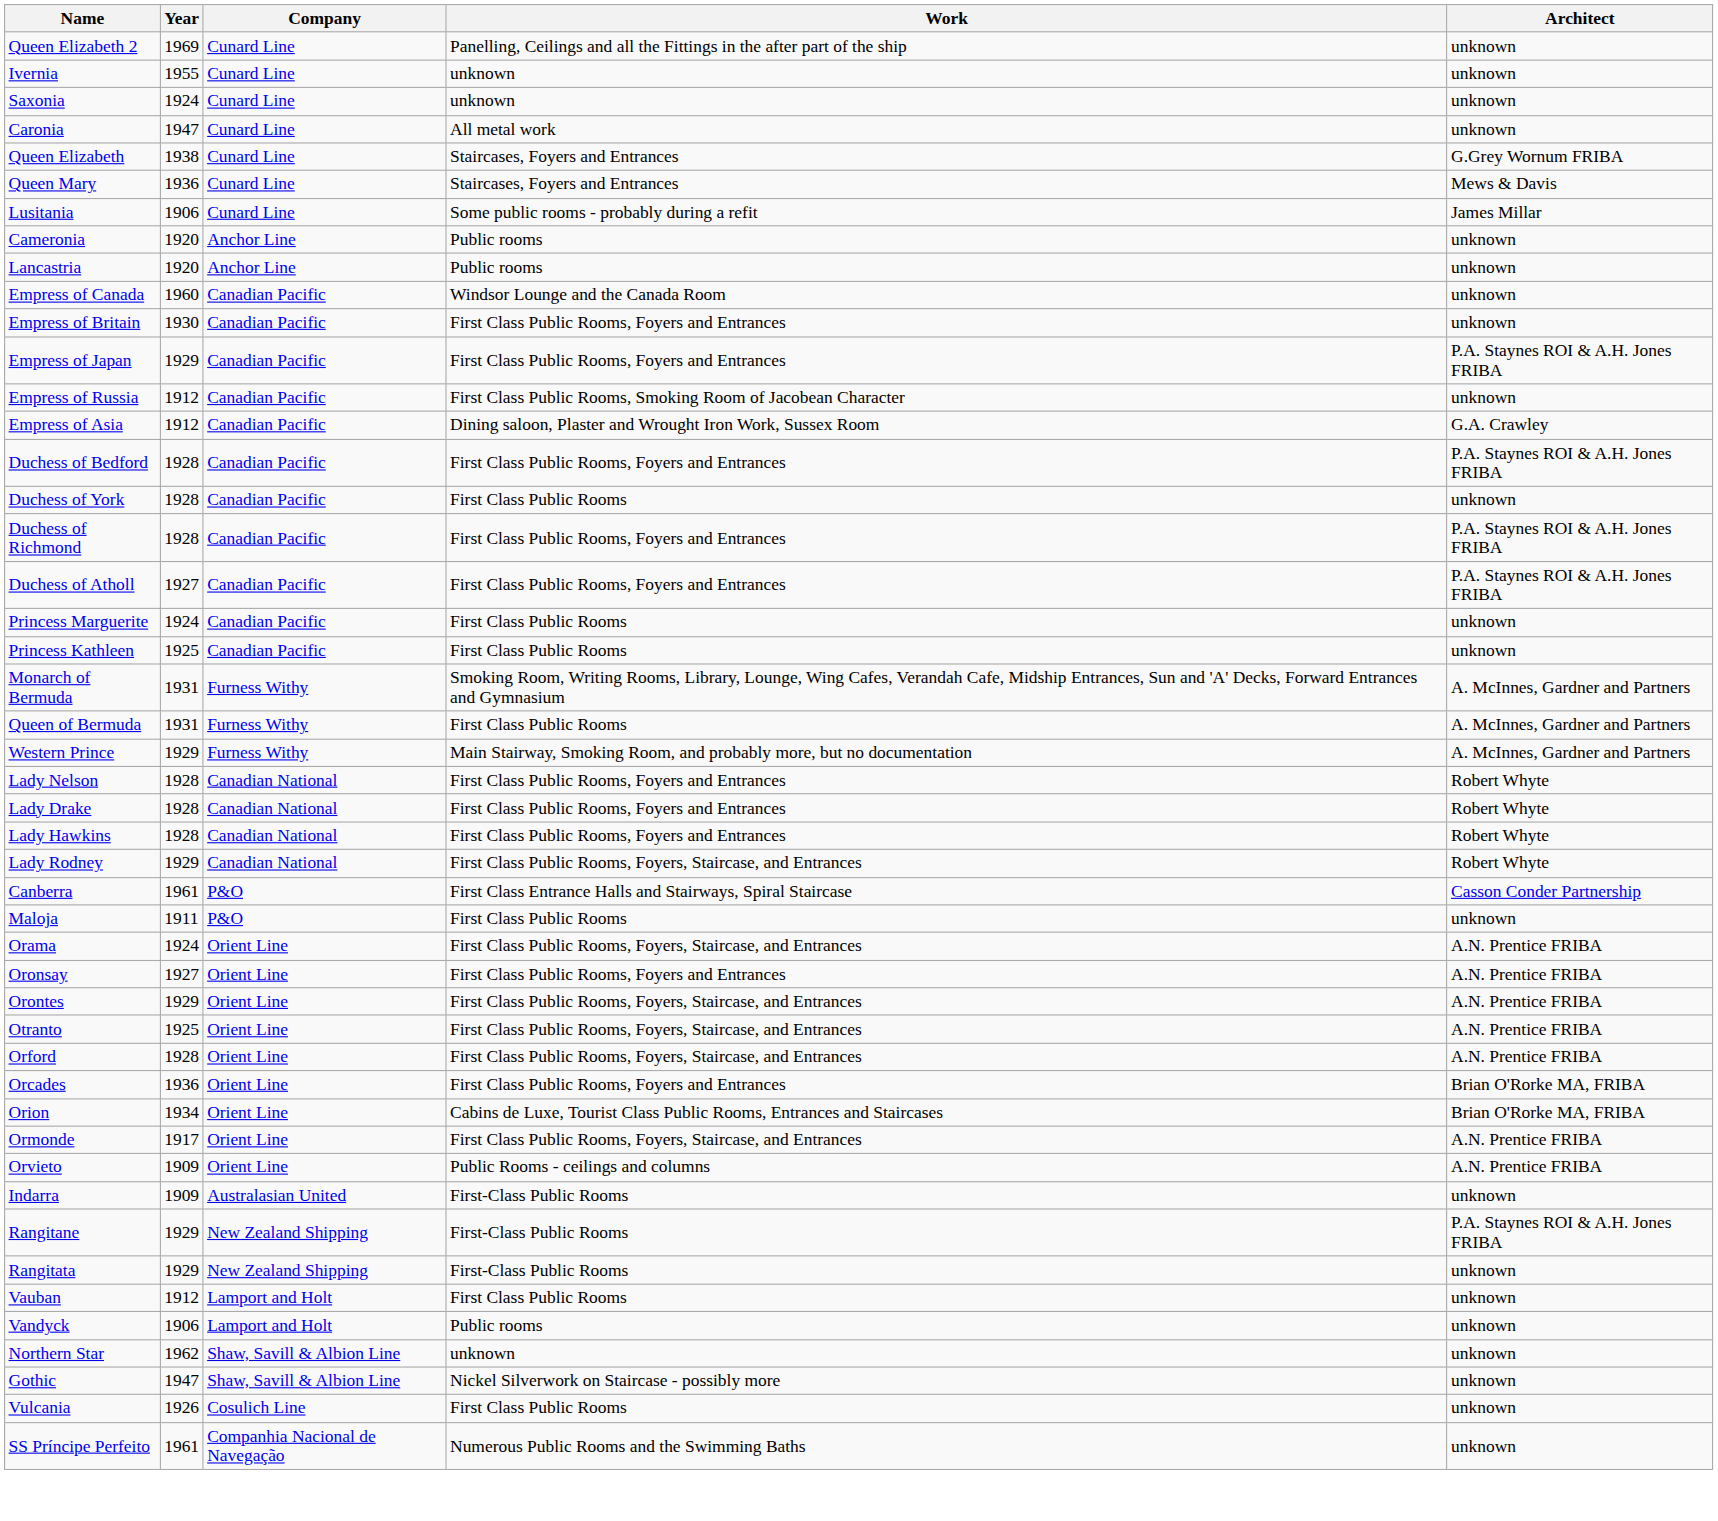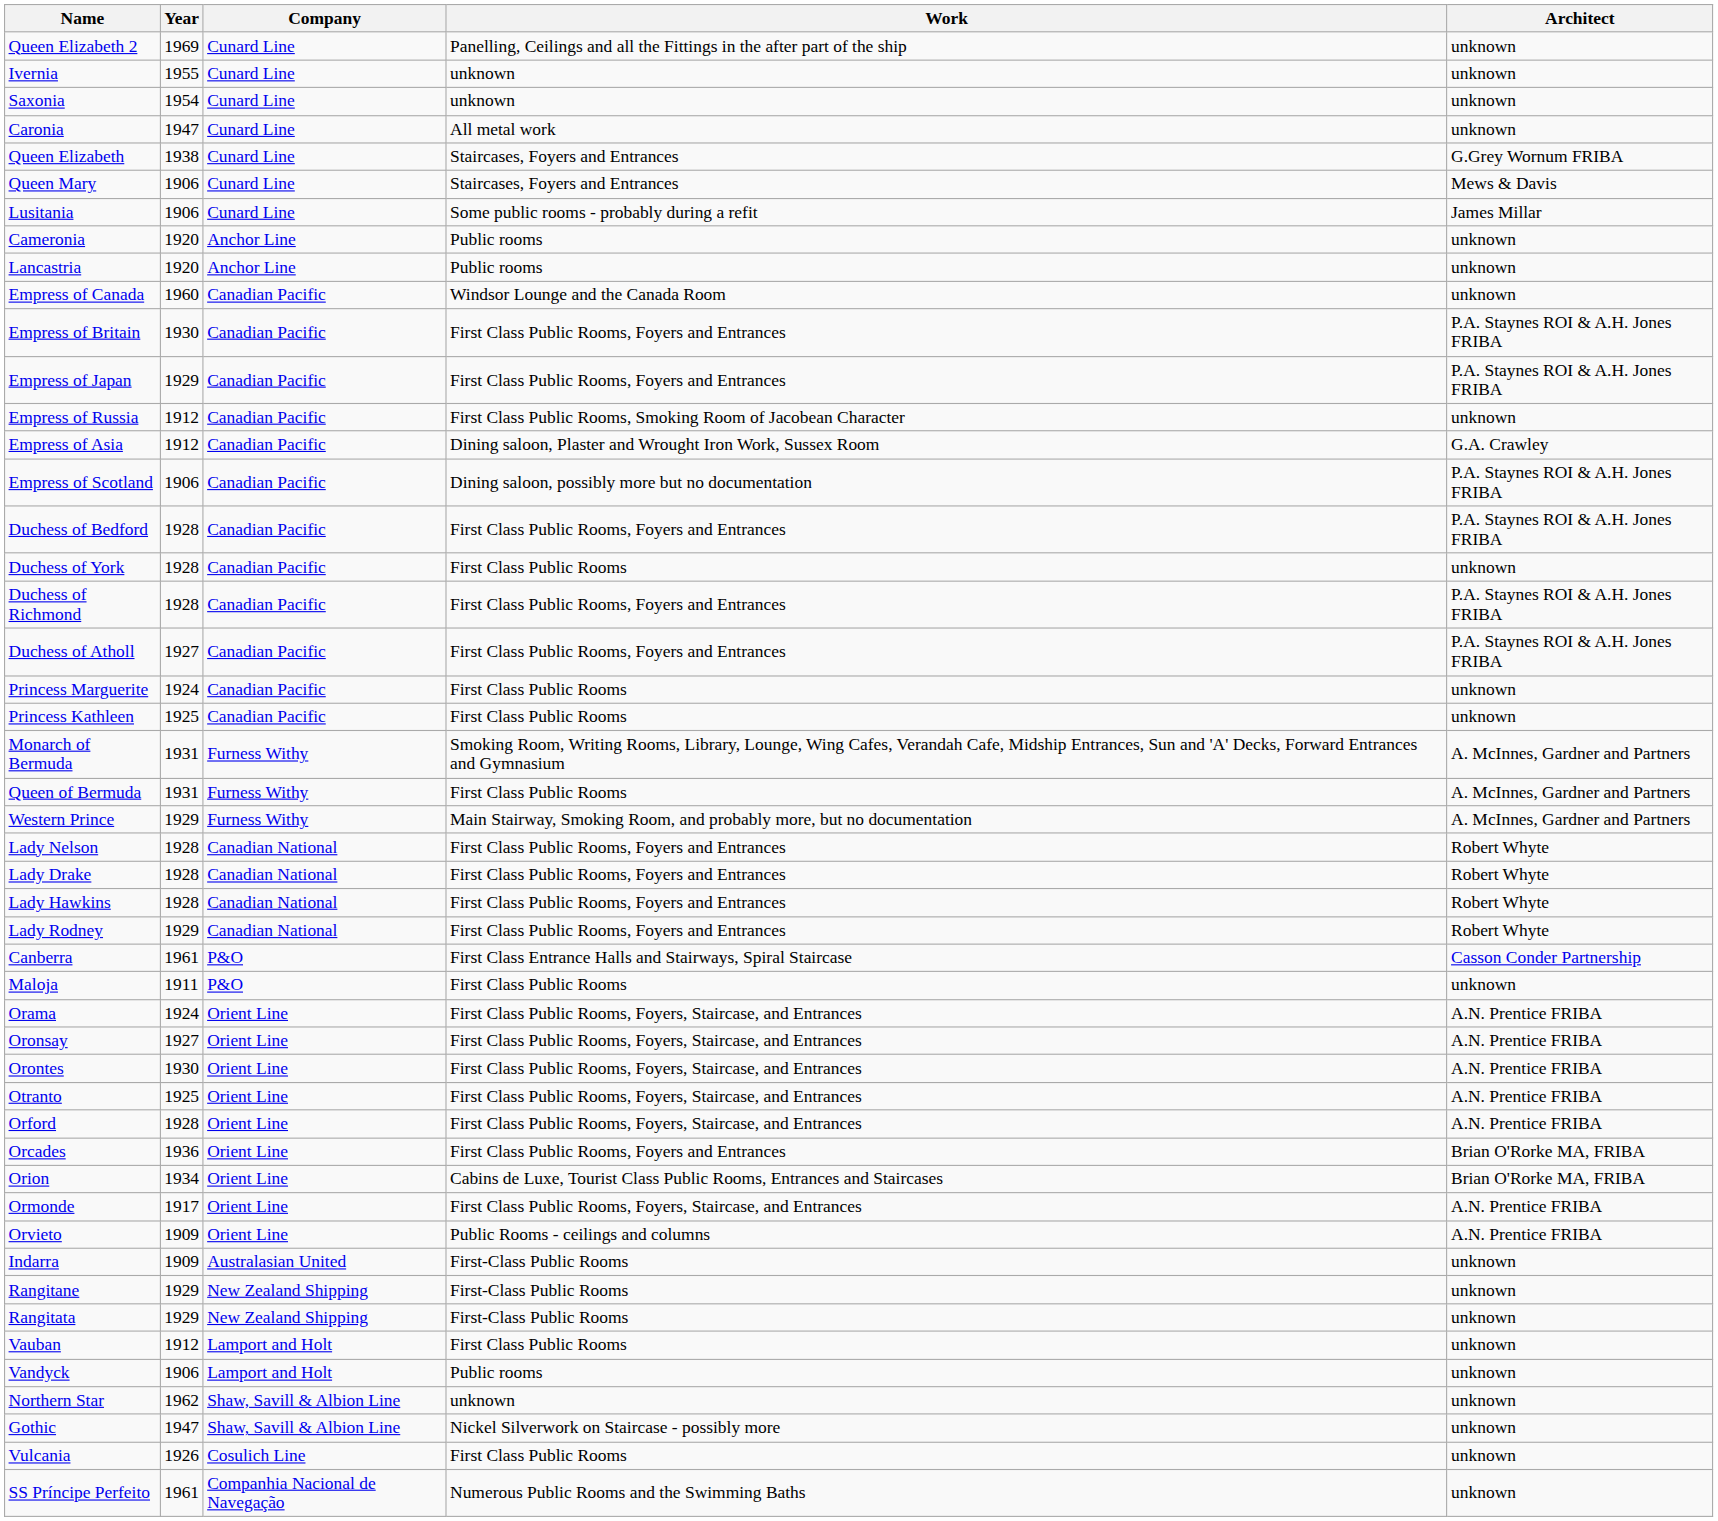(182, 101) 1924 -> (182, 101) 1954
(182, 184) 1936 -> (182, 184) 1906
(1484, 322) unknown -> (1561, 332) P.A. Staynes ROI & A.H. Jones FRIBA
+ row: (81, 482)
(656, 863) First Class Public Rooms, Foyers, Staircase, and Entrances -> (618, 930) First Class Public Rooms, Foyers and Entrances
(618, 973) First Class Public Rooms, Foyers and Entrances -> (656, 1040) First Class Public Rooms, Foyers, Staircase, and Entrances
(182, 1001) 1929 -> (182, 1068) 1930
(1561, 1232) P.A. Staynes ROI & A.H. Jones FRIBA -> (1484, 1289) unknown
